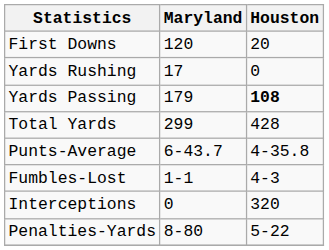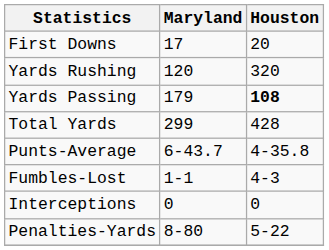(179, 45) 120 -> (174, 45) 17
(174, 71) 17 -> (179, 71) 120
(255, 71) 0 -> (265, 71) 320
(265, 205) 320 -> (255, 205) 0
